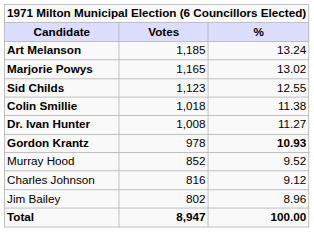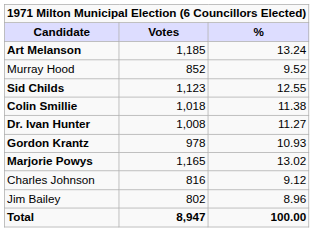rows swapped: (50, 69) <-> (41, 161)
(292, 143) bold -> (292, 143) normal
